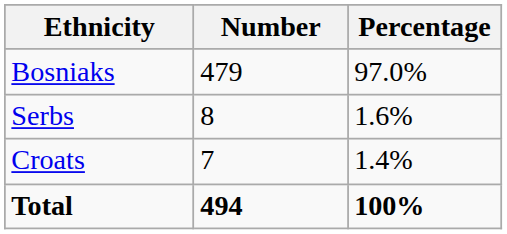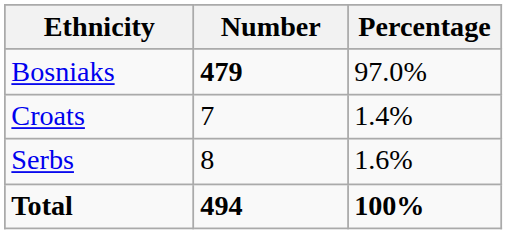(221, 71) normal -> (221, 71) bold
rows swapped: (43, 116) <-> (48, 160)
